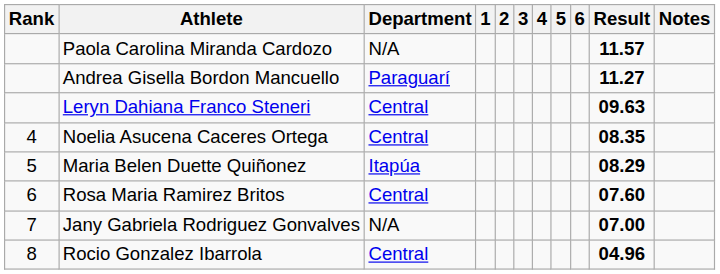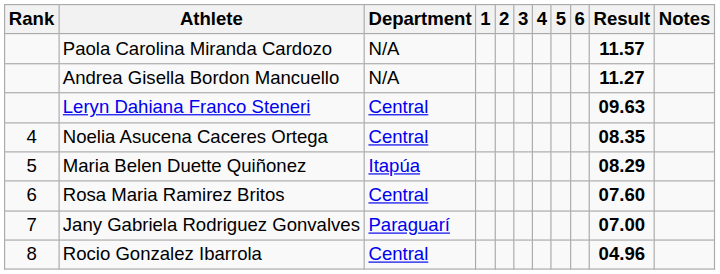(409, 78) Paraguarí -> (384, 78) N/A
(384, 225) N/A -> (409, 225) Paraguarí
